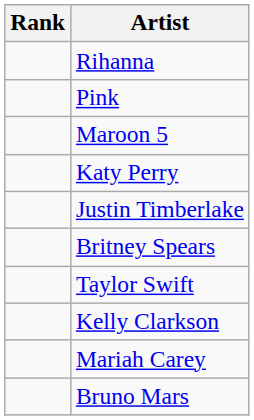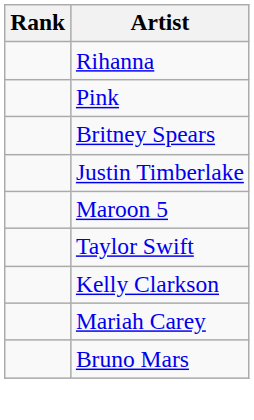rows swapped: (122, 135) <-> (145, 246)
- row: (127, 172)
